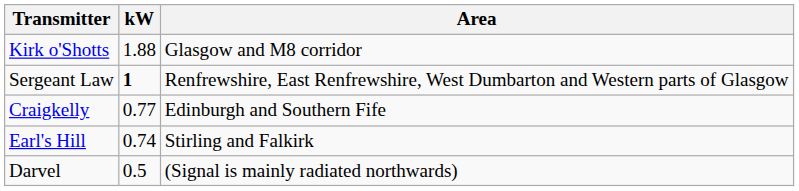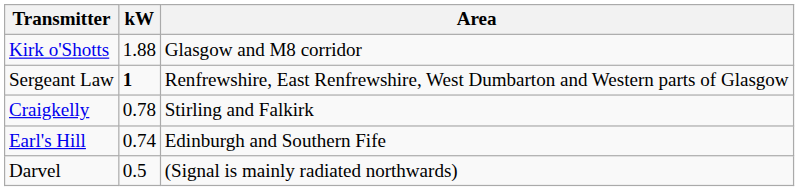(139, 110) 0.77 -> (139, 110) 0.78
(275, 110) Edinburgh and Southern Fife -> (239, 110) Stirling and Falkirk
(239, 140) Stirling and Falkirk -> (275, 140) Edinburgh and Southern Fife
